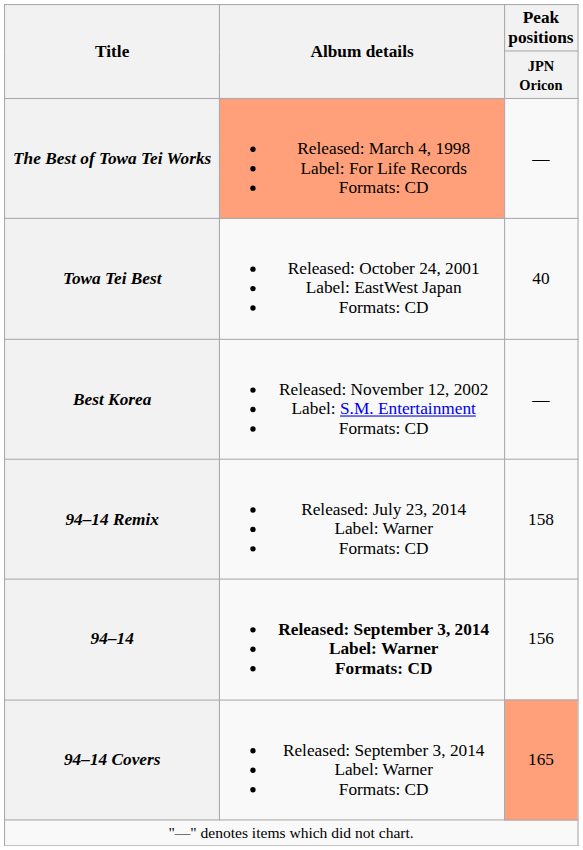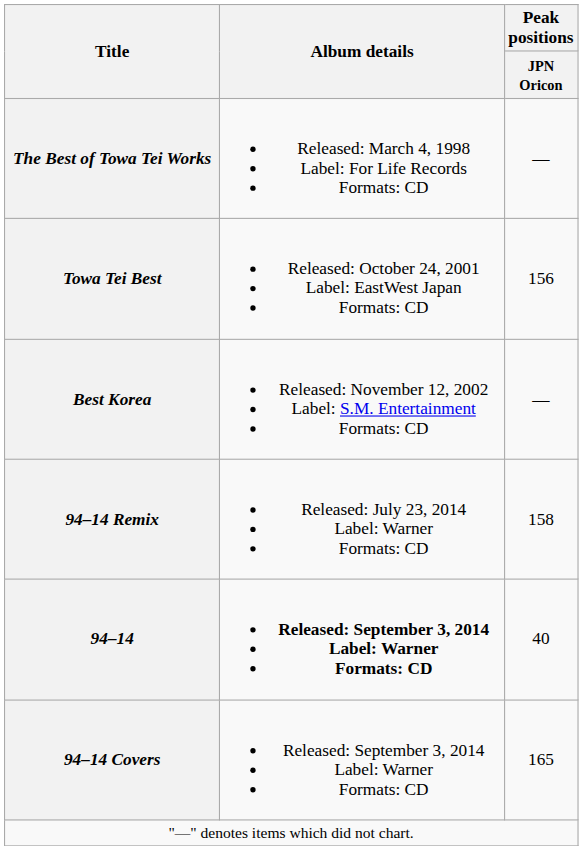(362, 168) lightsalmon background -> (362, 168) no background
(541, 278) 40 -> (541, 278) 156
(541, 639) 156 -> (541, 639) 40
(541, 759) lightsalmon background -> (541, 759) no background
